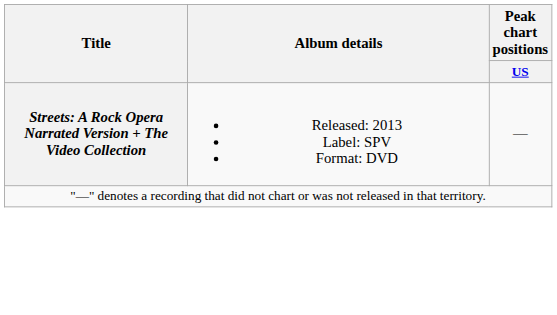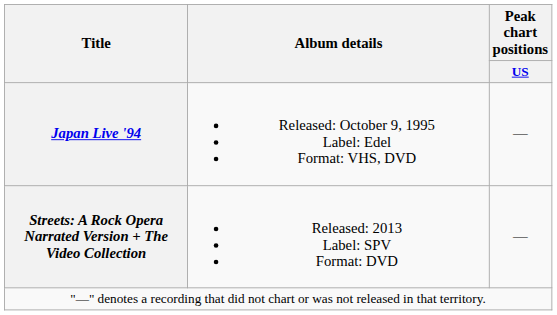+ row: (96, 134)
